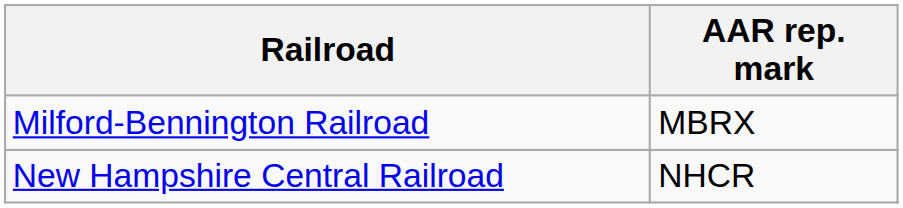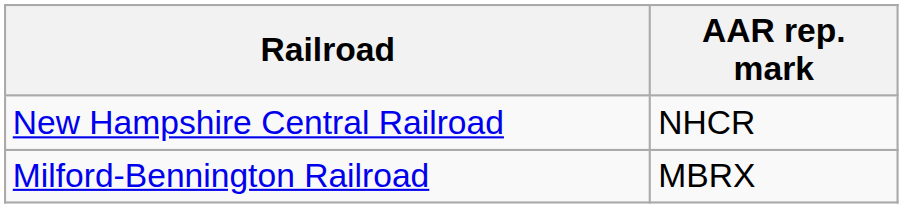rows swapped: (221, 122) <-> (258, 175)
